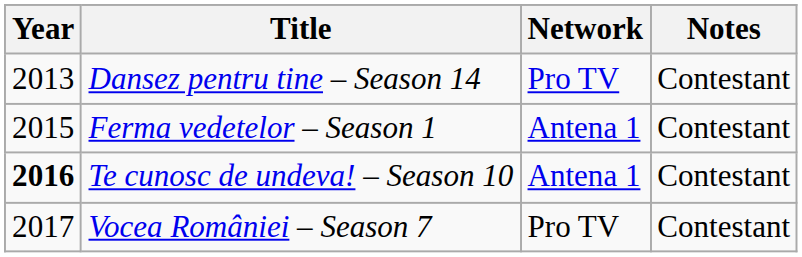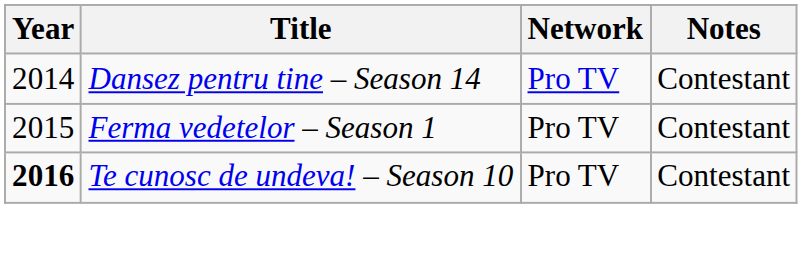(43, 78) 2013 -> (43, 78) 2014
(584, 127) Antena 1 -> (573, 127) Pro TV
(584, 176) Antena 1 -> (573, 176) Pro TV
- row: (260, 226)
